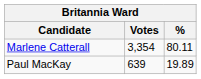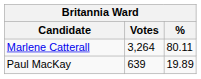(141, 47) 3,354 -> (141, 47) 3,264
